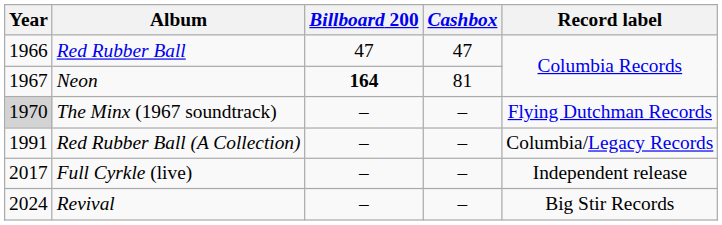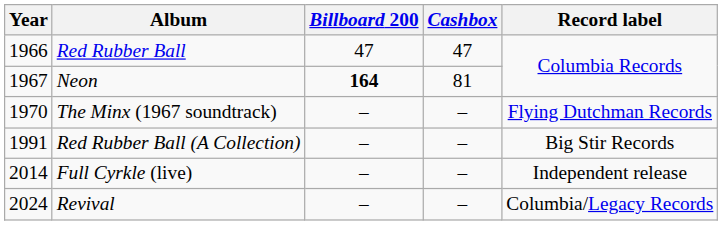(28, 111) lightgrey background -> (28, 111) no background
(610, 142) Columbia/Legacy Records -> (610, 142) Big Stir Records
(28, 173) 2017 -> (28, 173) 2014
(610, 204) Big Stir Records -> (610, 204) Columbia/Legacy Records
